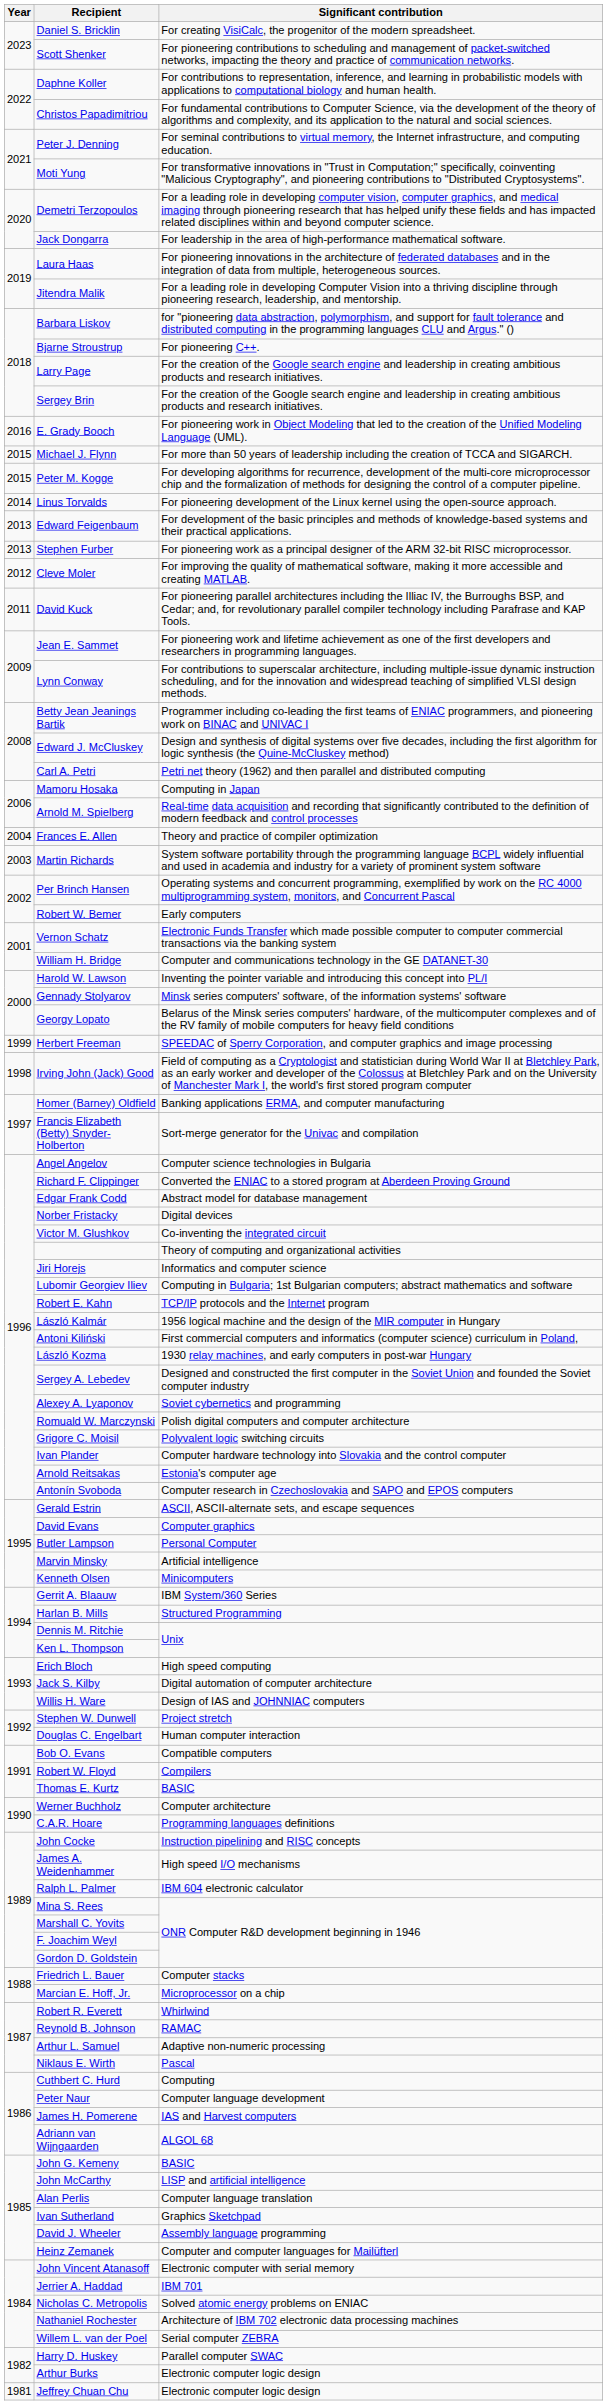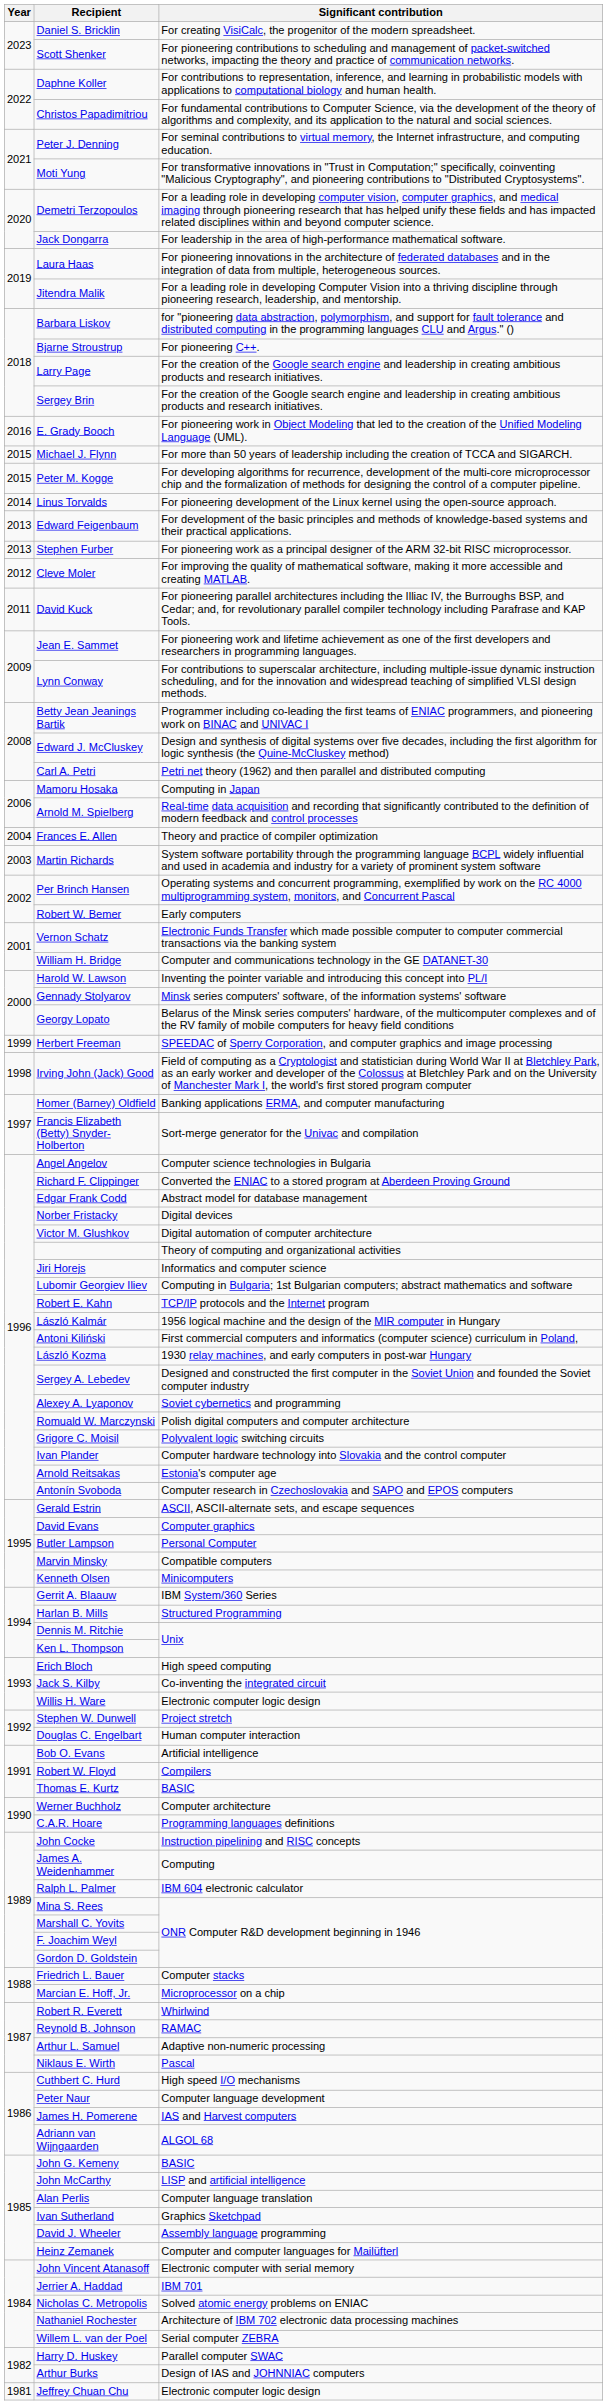(244, 1233) Co-inventing the integrated circuit -> (267, 1233) Digital automation of computer architecture
(210, 1561) Artificial intelligence -> (217, 1561) Compatible computers
(267, 1683) Digital automation of computer architecture -> (244, 1683) Co-inventing the integrated circuit
(263, 1701) Design of IAS and JOHNNIAC computers -> (241, 1701) Electronic computer logic design
(217, 1753) Compatible computers -> (210, 1753) Artificial intelligence
(231, 1865) High speed I/O mechanisms -> (188, 1865) Computing
(188, 2081) Computing -> (231, 2081) High speed I/O mechanisms
(241, 2373) Electronic computer logic design -> (263, 2373) Design of IAS and JOHNNIAC computers
